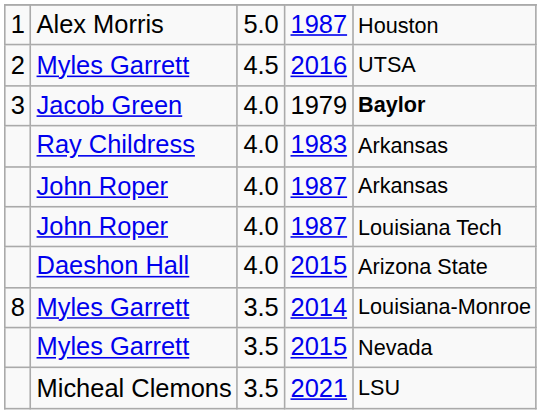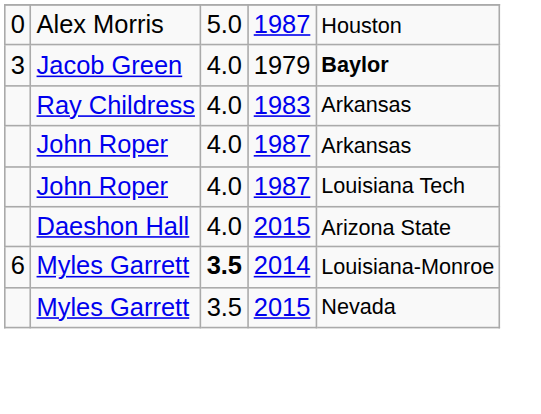(18, 24) 1 -> (18, 24) 0
- row: (113, 65)
(18, 307) 8 -> (18, 266) 6
(261, 307) normal -> (224, 266) bold
- row: (134, 387)
